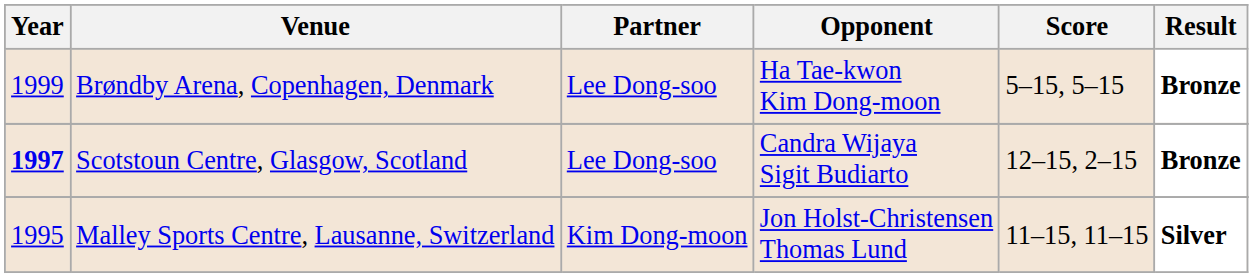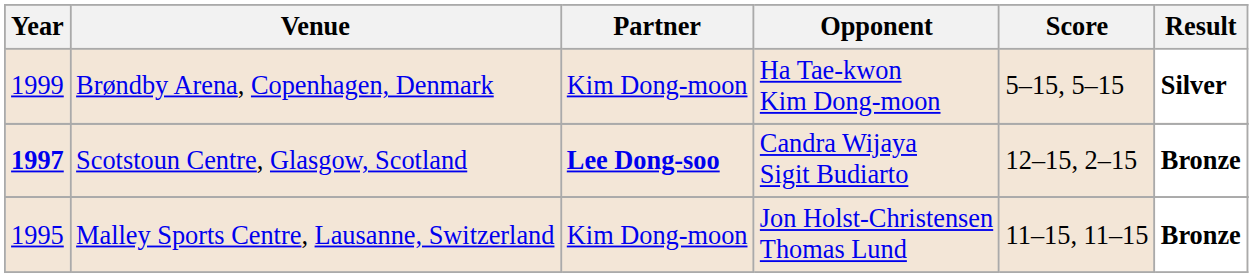(642, 85) Lee Dong-soo -> (657, 85) Kim Dong-moon
(1201, 85) Bronze -> (1194, 85) Silver
(642, 160) normal -> (643, 160) bold
(1194, 234) Silver -> (1201, 234) Bronze
